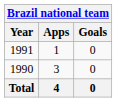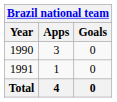rows swapped: (22, 69) <-> (22, 50)
